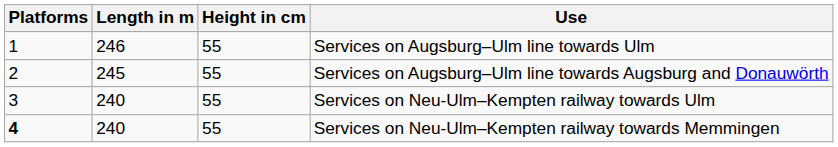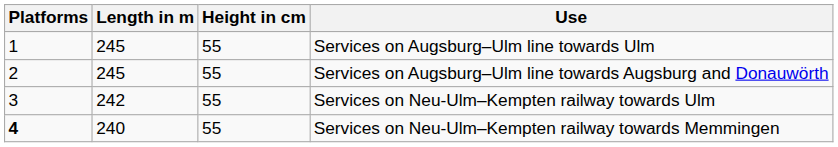(111, 45) 246 -> (111, 45) 245
(111, 100) 240 -> (111, 100) 242
